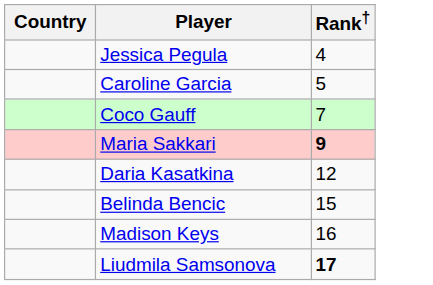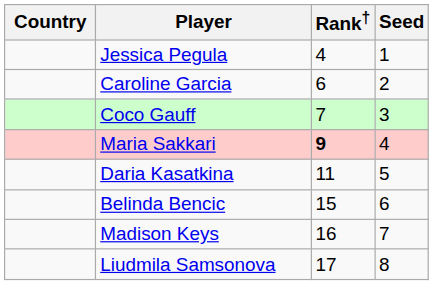+ column: (402, 22)
(321, 84) 5 -> (321, 84) 6
(326, 174) 12 -> (325, 174) 11
(326, 264) bold -> (326, 264) normal
